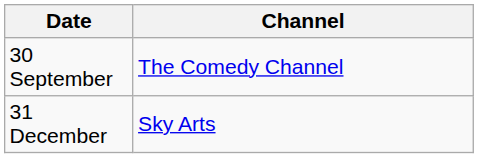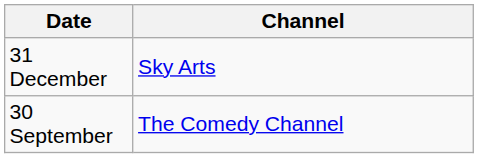rows swapped: (61, 66) <-> (58, 123)
